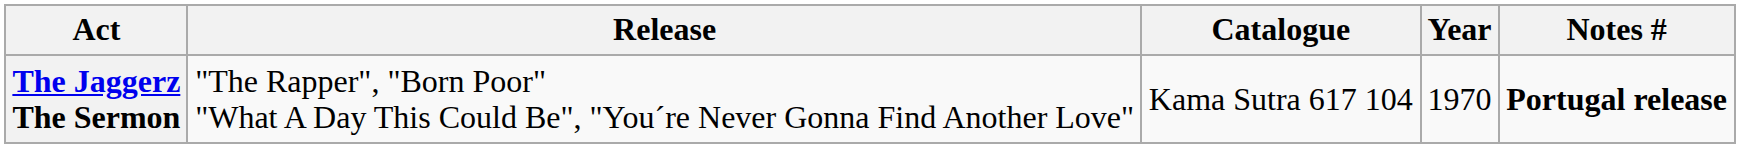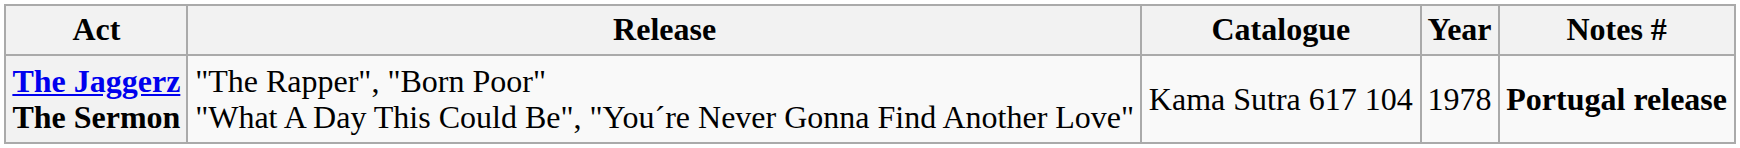(1460, 98) 1970 -> (1460, 98) 1978
